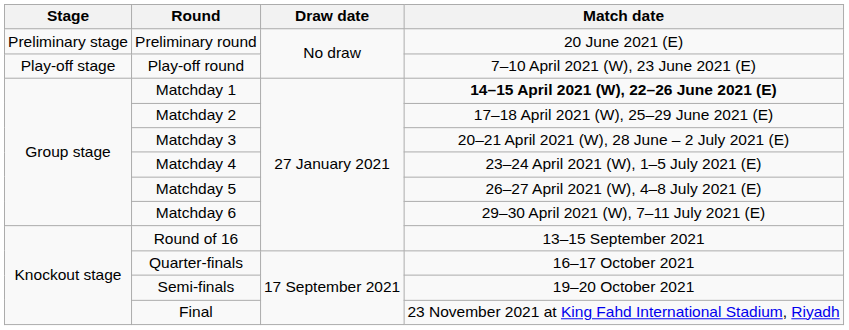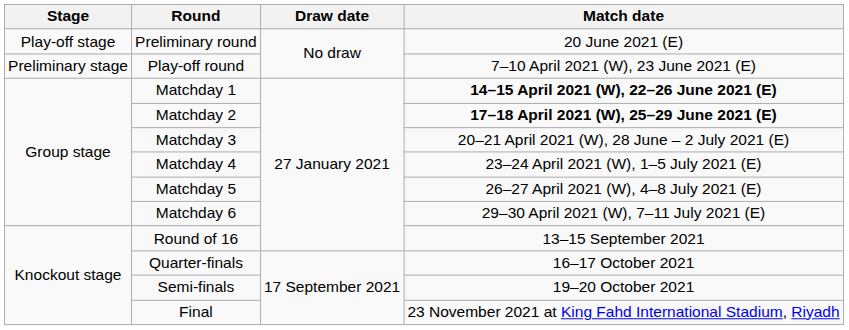(68, 41) Preliminary stage -> (68, 41) Play-off stage
(68, 66) Play-off stage -> (68, 66) Preliminary stage
(624, 115) normal -> (624, 115) bold
